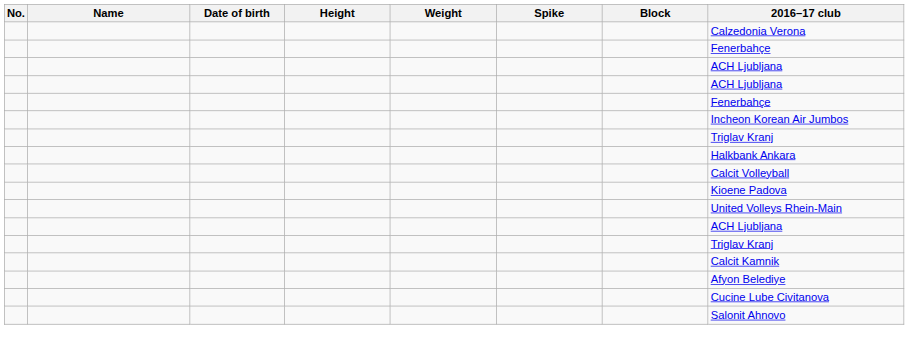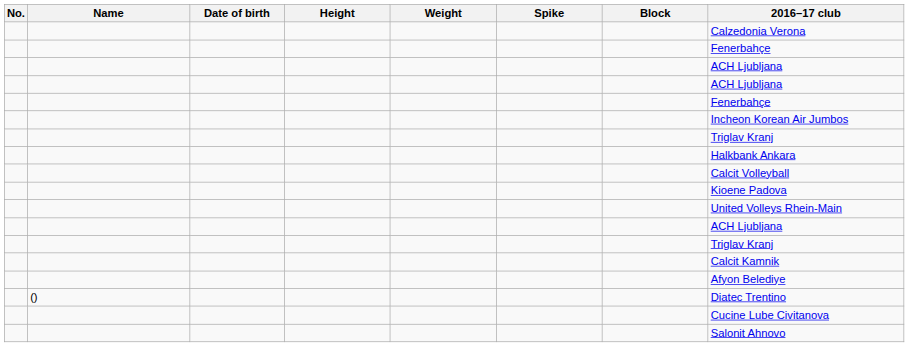+ row: (16, 297)
